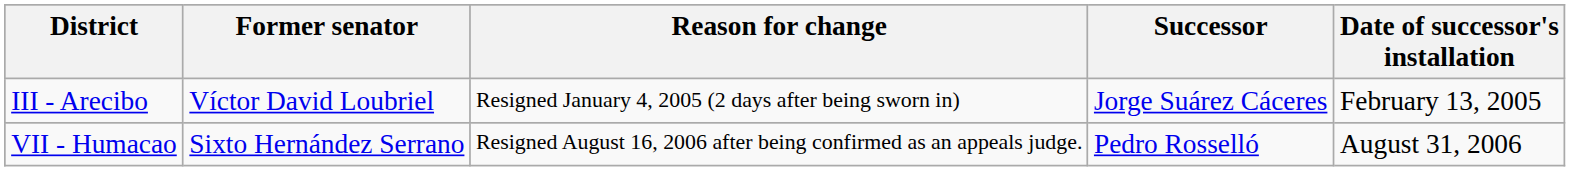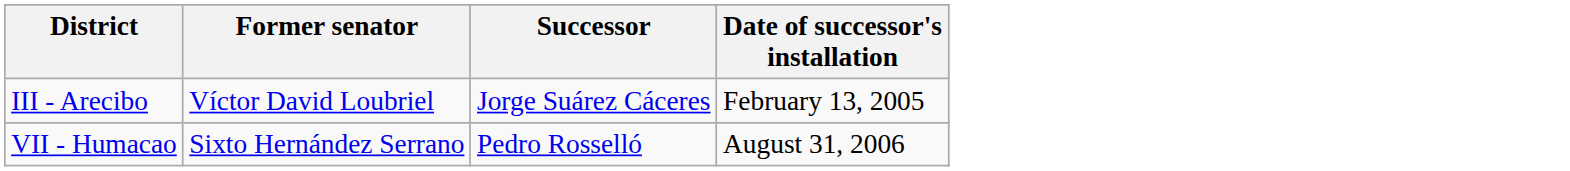- column: (779, 26)
